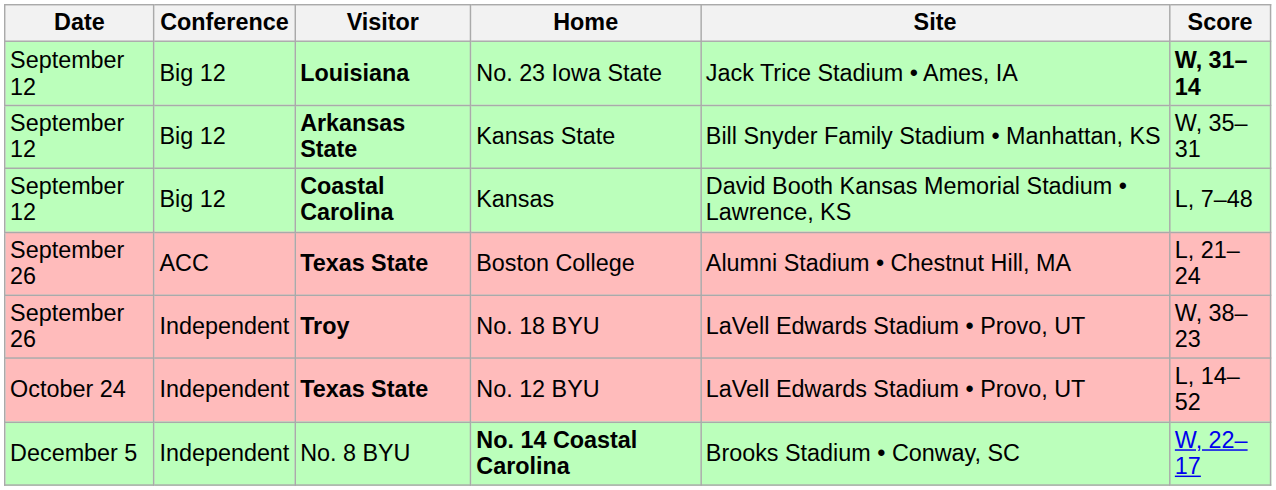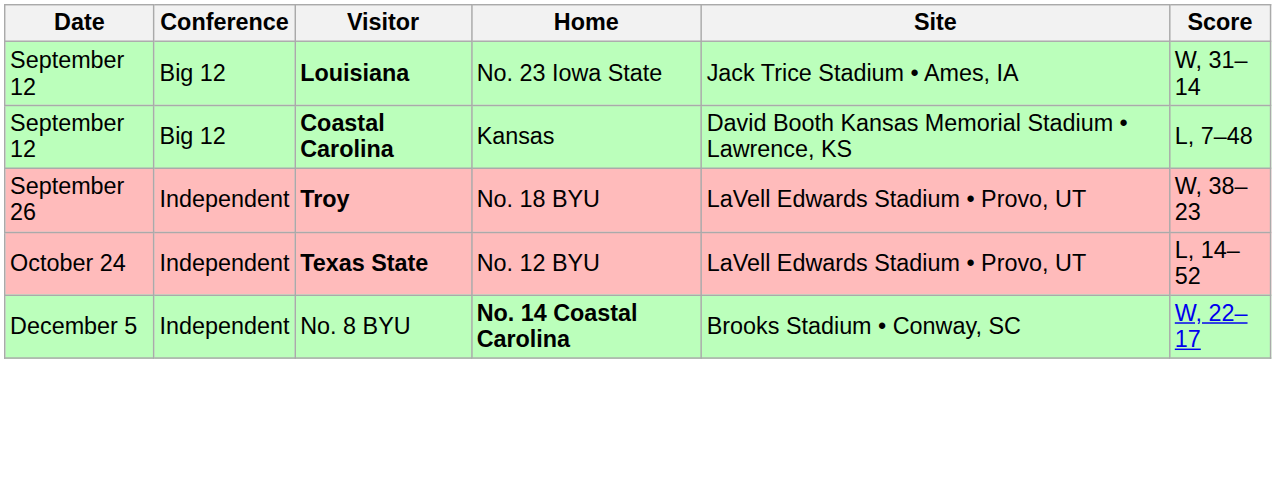(1211, 73) bold -> (1211, 73) normal
- row: (546, 136)
- row: (556, 263)
